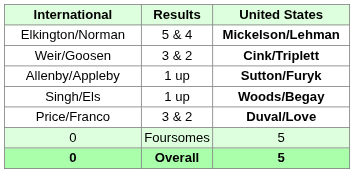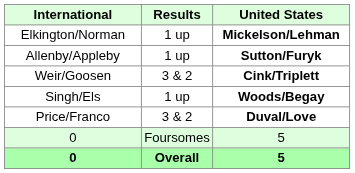(177, 35) 5 & 4 -> (177, 35) 1 up
rows swapped: (73, 76) <-> (73, 55)
